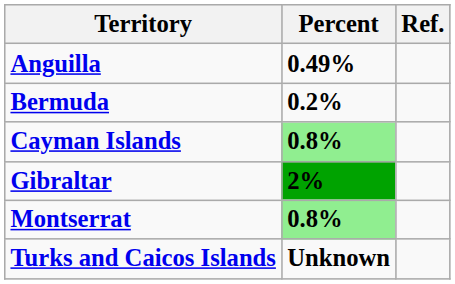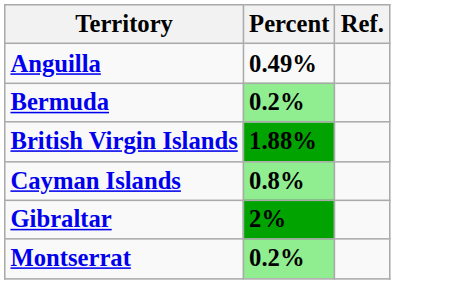(315, 102) no background -> (277, 102) lightgreen background
+ row: (124, 141)
(315, 219) 0.8% -> (277, 258) 0.2%
- row: (143, 258)
